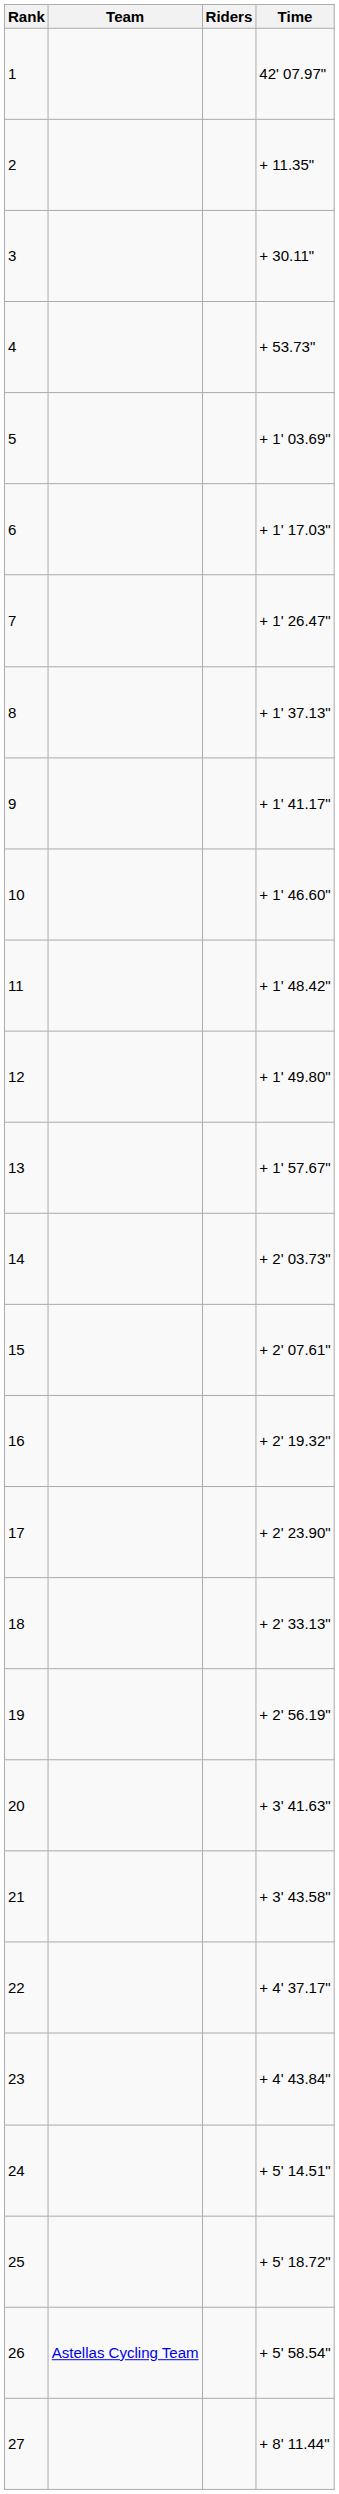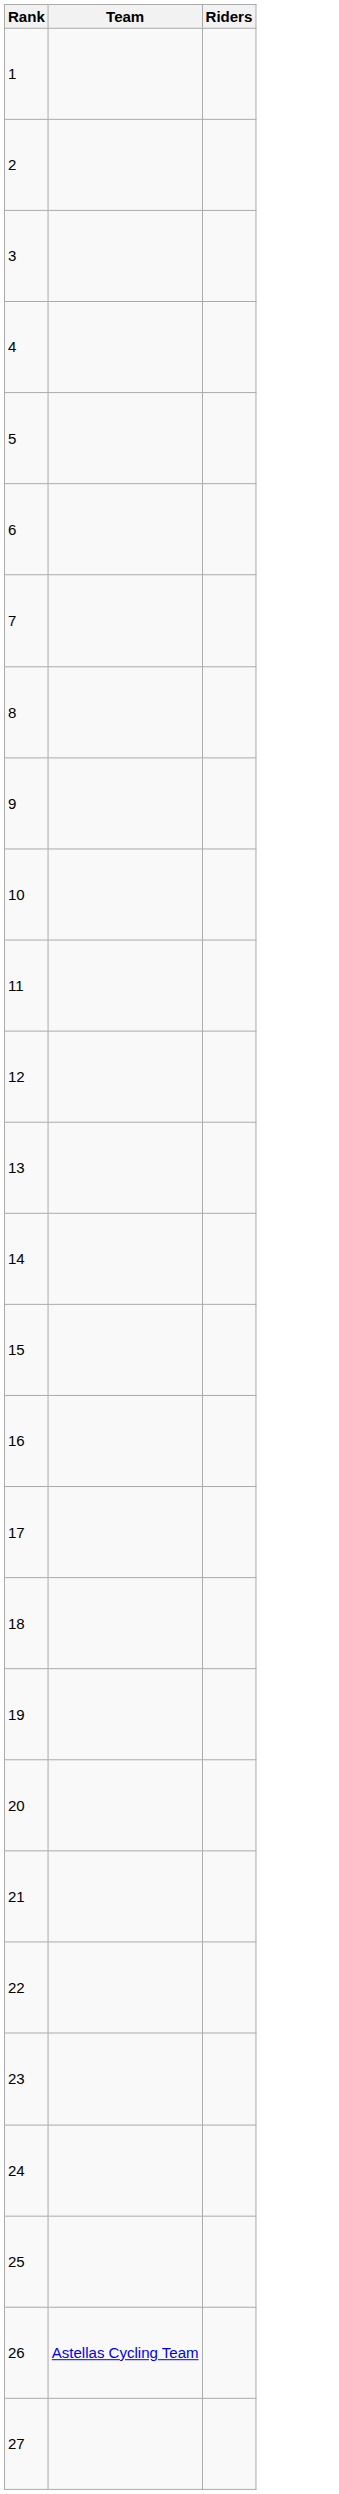- column: (295, 17)
